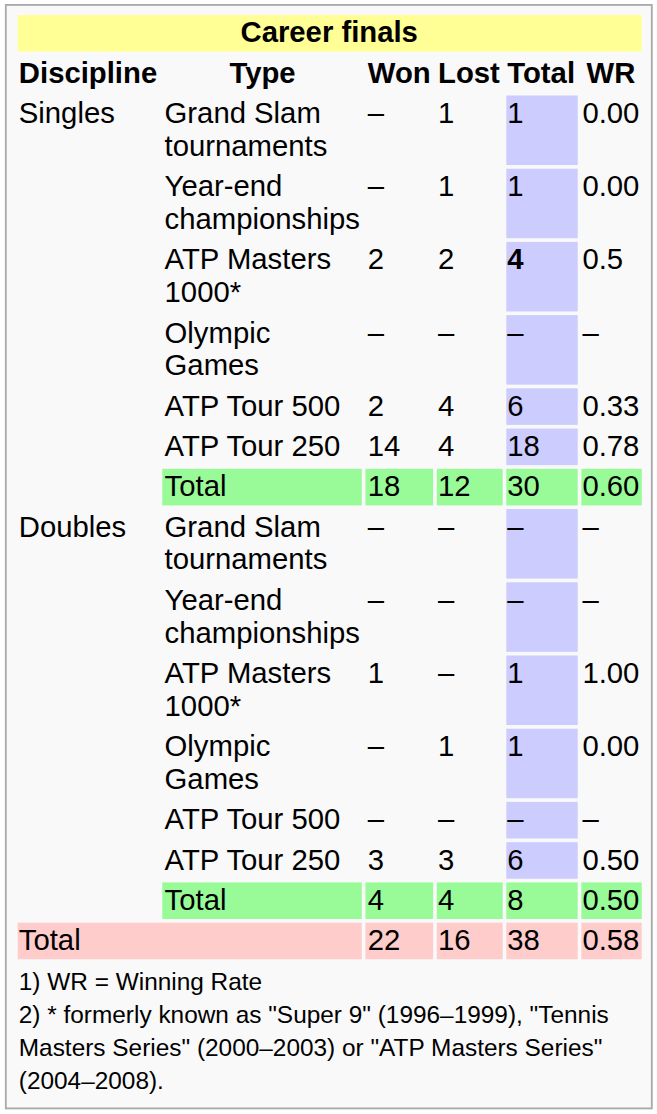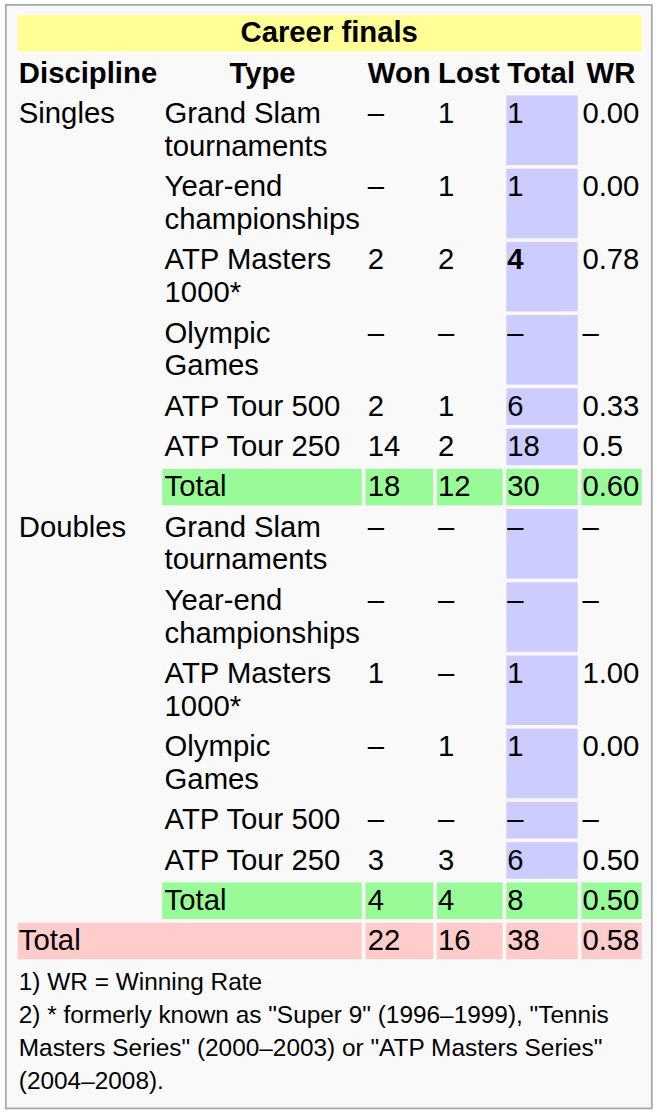(603, 260) 0.5 -> (611, 260) 0.78
(446, 406) 4 -> (446, 406) 1
(446, 446) 4 -> (446, 446) 2
(611, 446) 0.78 -> (603, 446) 0.5
